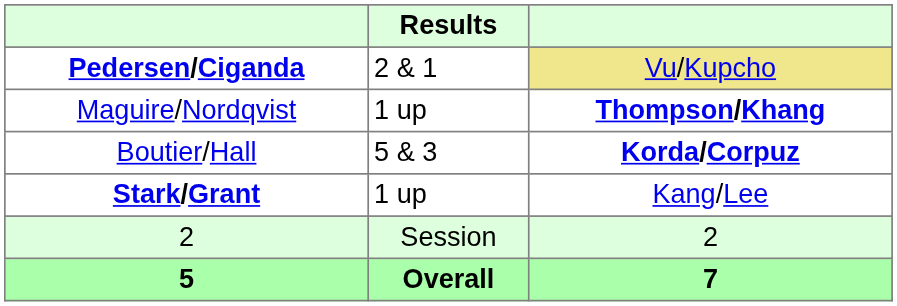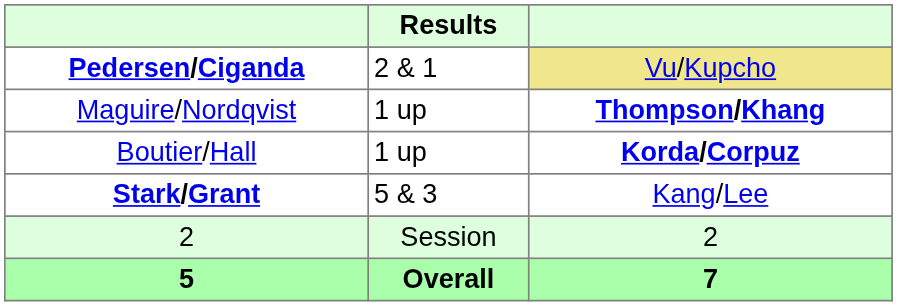(406, 152) 5 & 3 -> (400, 152) 1 up
(400, 194) 1 up -> (406, 194) 5 & 3
